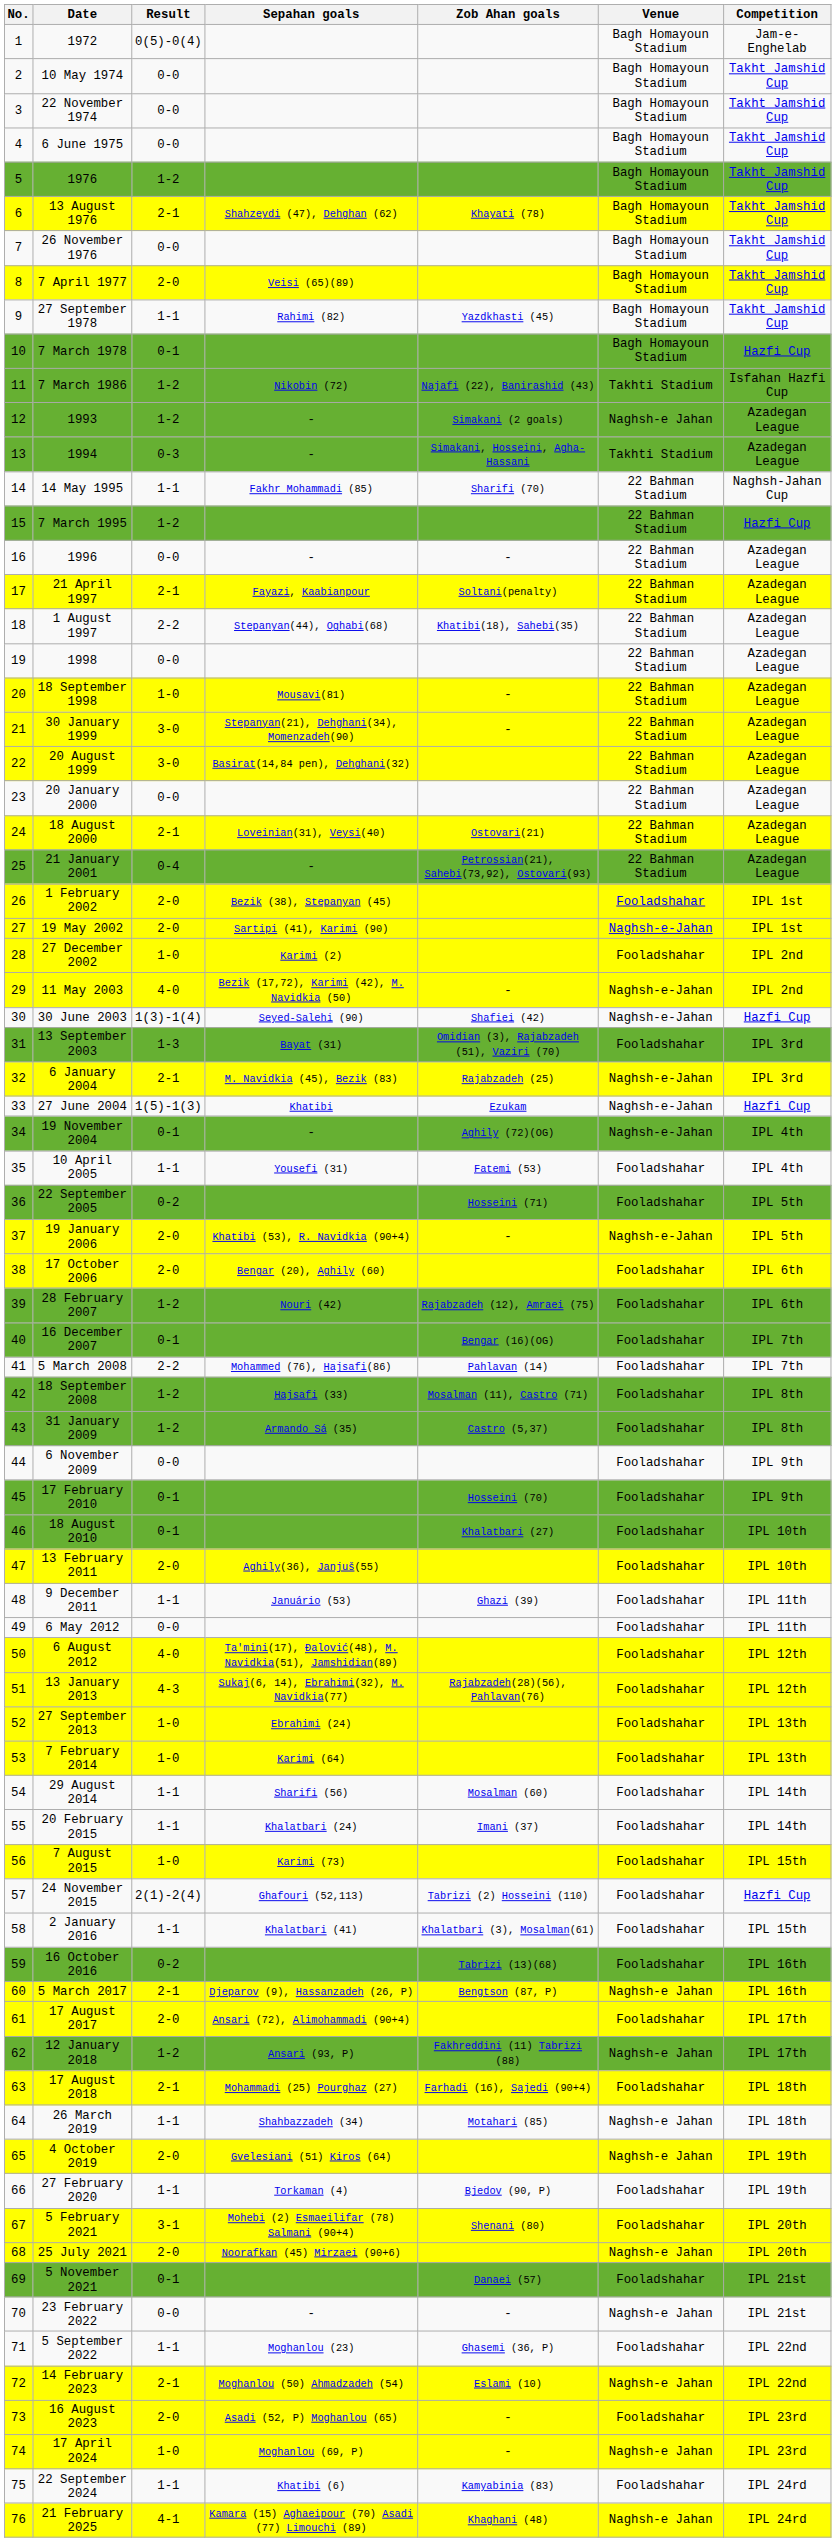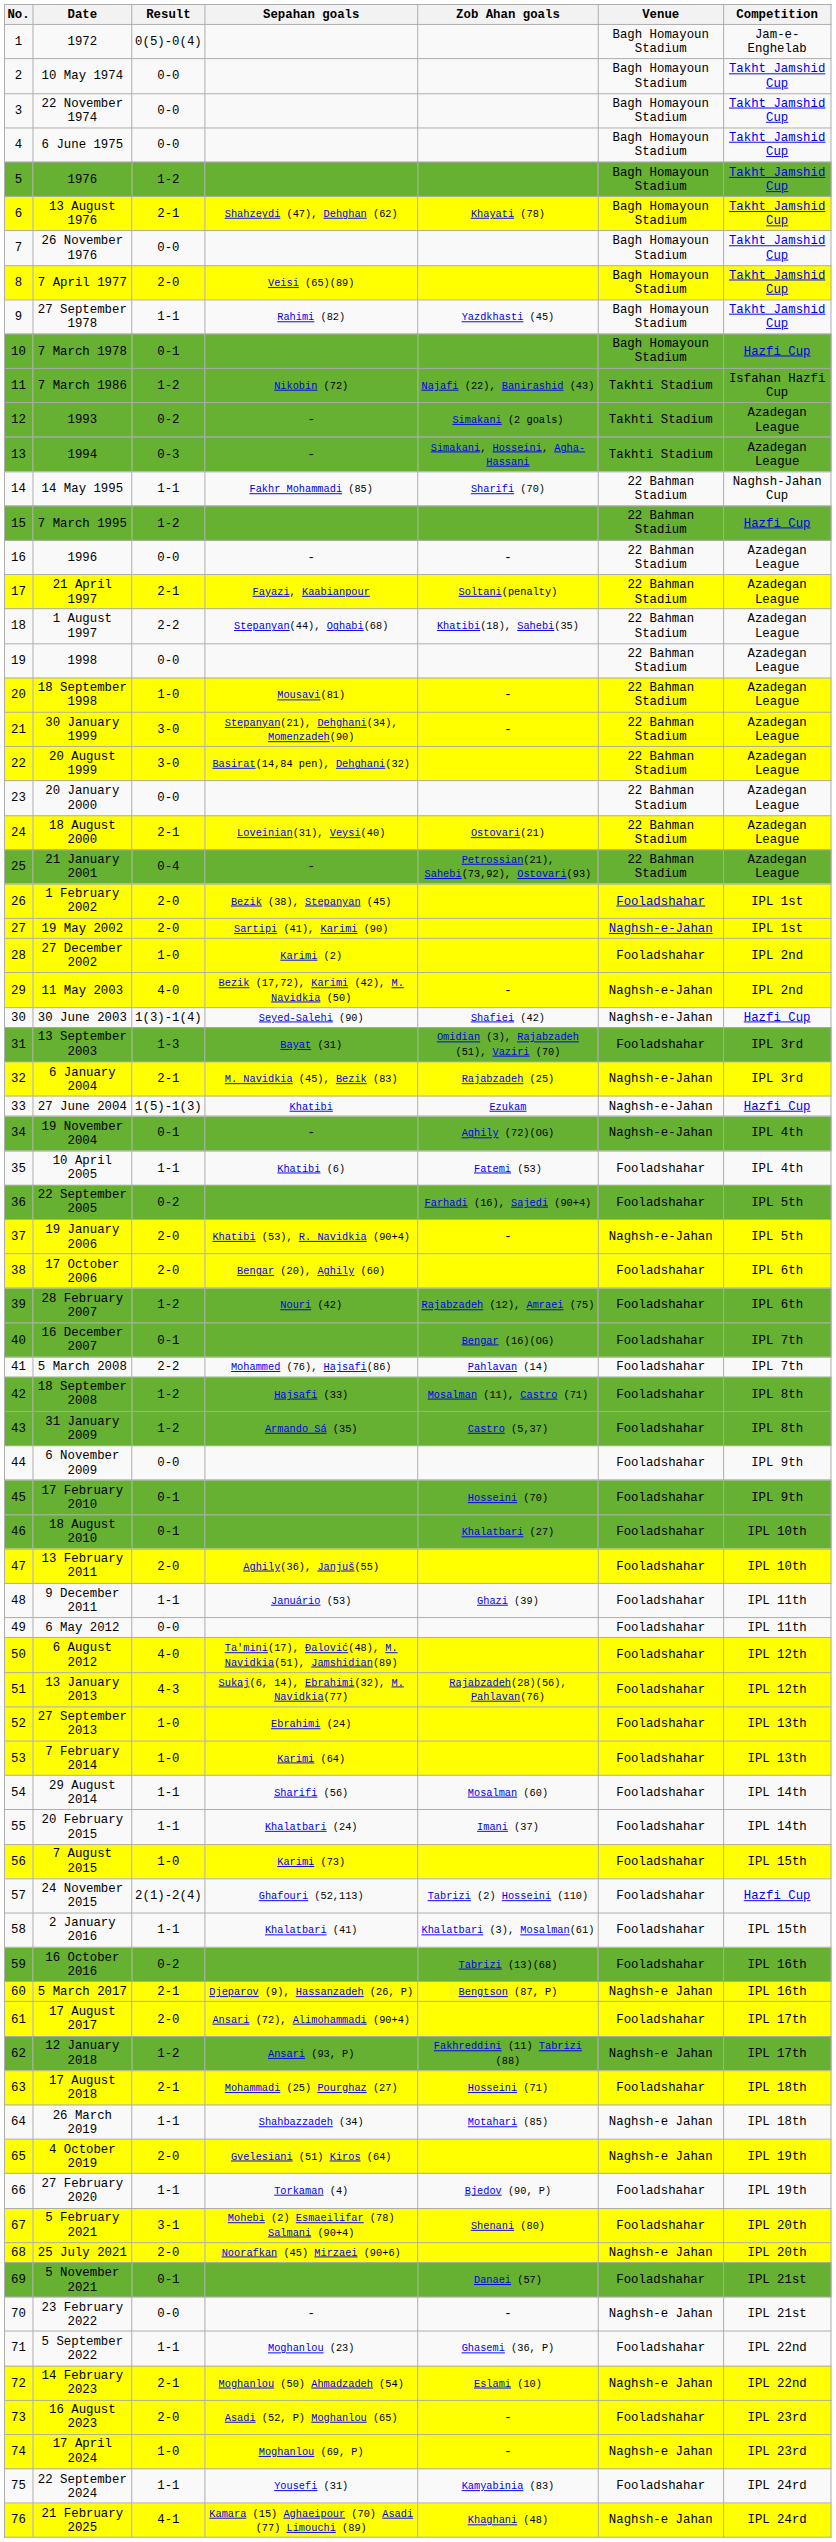(168, 420) 1-2 -> (168, 420) 0-2
(661, 420) Naghsh-e Jahan -> (661, 420) Takhti Stadium
(311, 1168) Yousefi (31) -> (311, 1168) Khatibi (6)
(508, 1203) Hosseini (71) -> (508, 1203) Farhadi (16), Sajedi (90+4)
(508, 2088) Farhadi (16), Sajedi (90+4) -> (508, 2088) Hosseini (71)
(311, 2486) Khatibi (6) -> (311, 2486) Yousefi (31)
